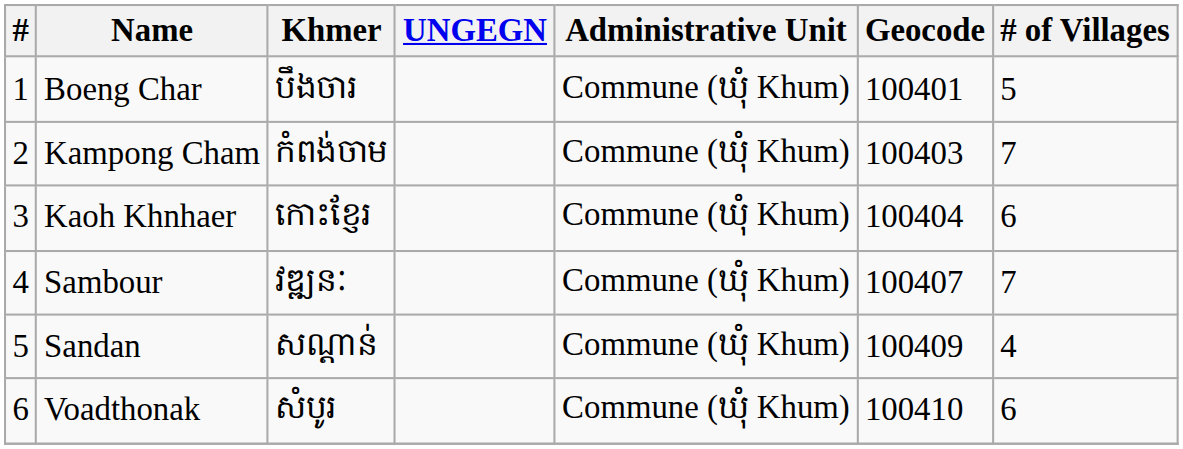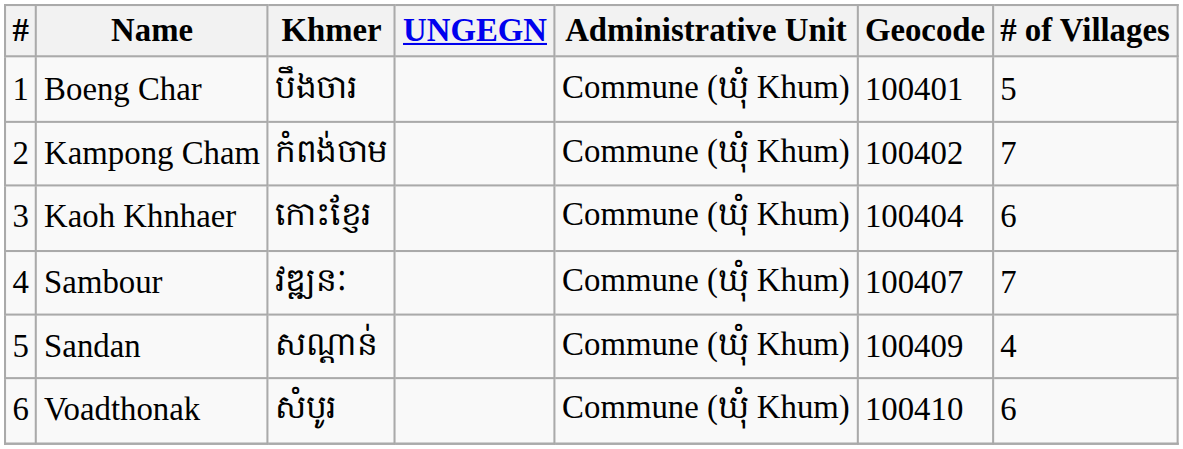(914, 152) 100403 -> (914, 152) 100402
